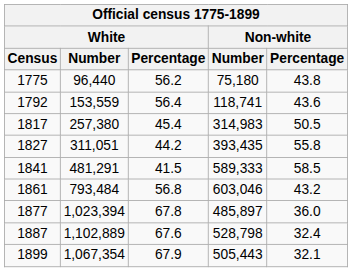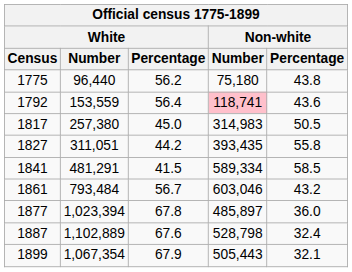(238, 102) no background -> (238, 102) pink background
(168, 124) 45.4 -> (168, 124) 45.0
(238, 168) 589,333 -> (238, 168) 589,334
(168, 189) 56.8 -> (168, 189) 56.7
